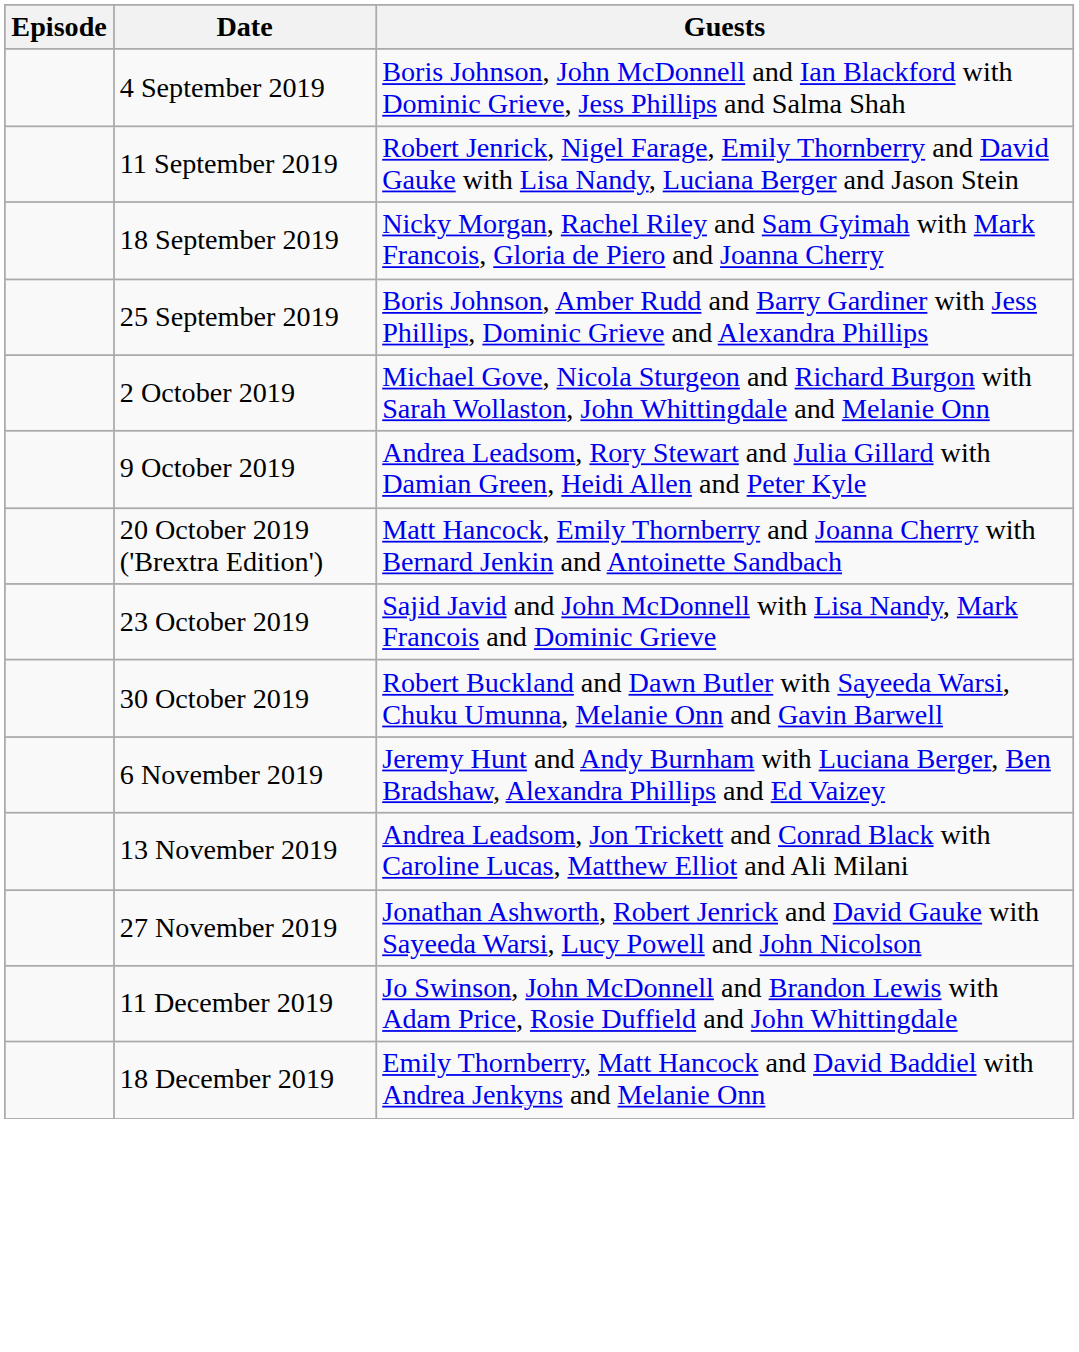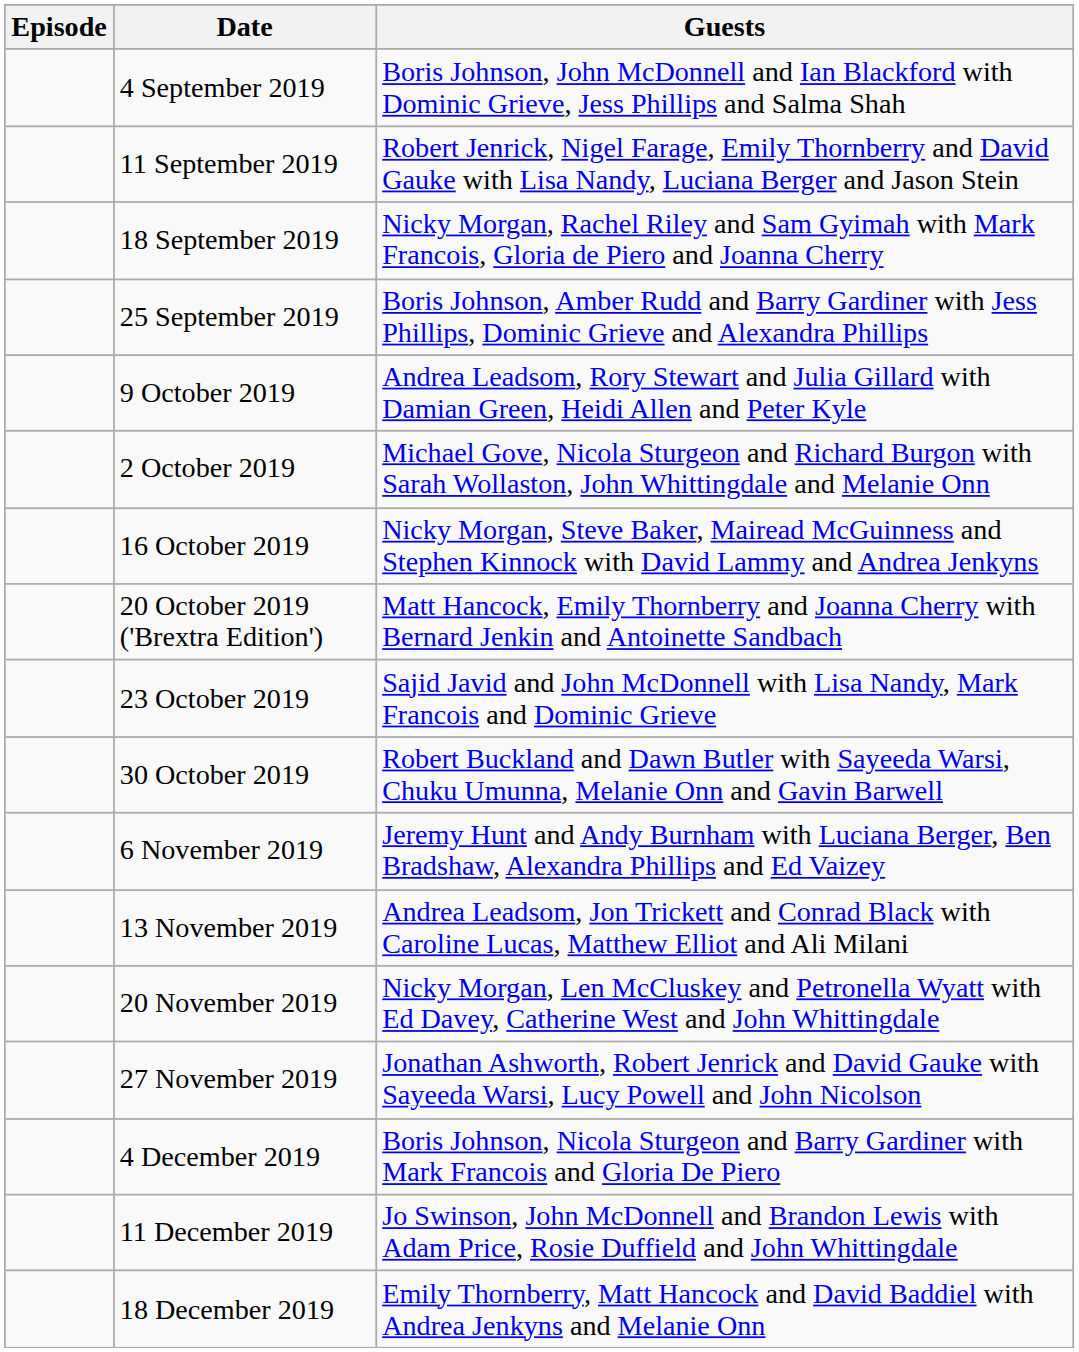rows swapped: (207, 392) <-> (207, 469)
+ row: (214, 545)
+ row: (229, 1003)
+ row: (220, 1156)
